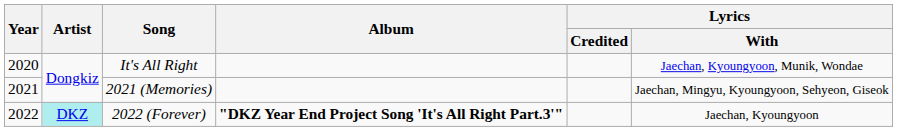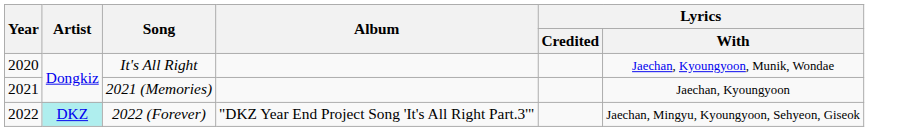(762, 90) Jaechan, Mingyu, Kyoungyoon, Sehyeon, Giseok -> (733, 90) Jaechan, Kyoungyoon
(391, 114) bold -> (377, 114) normal
(762, 115) Jaechan, Kyoungyoon -> (733, 115) Jaechan, Mingyu, Kyoungyoon, Sehyeon, Giseok
